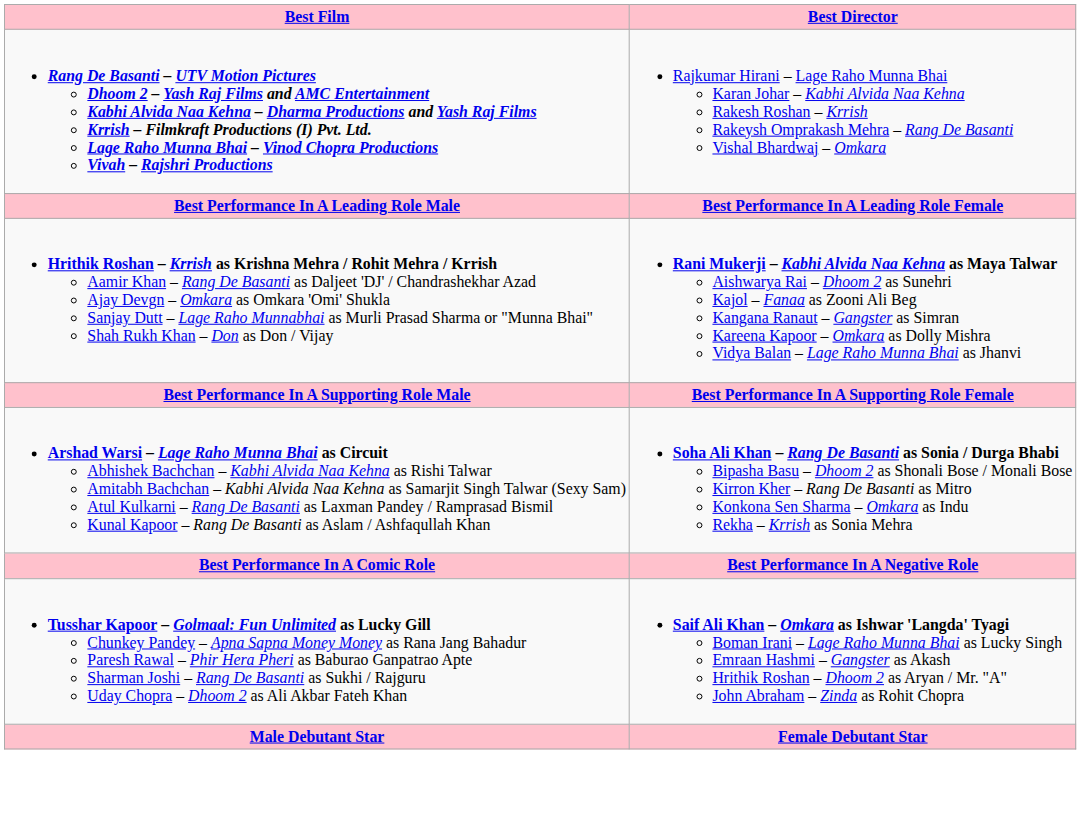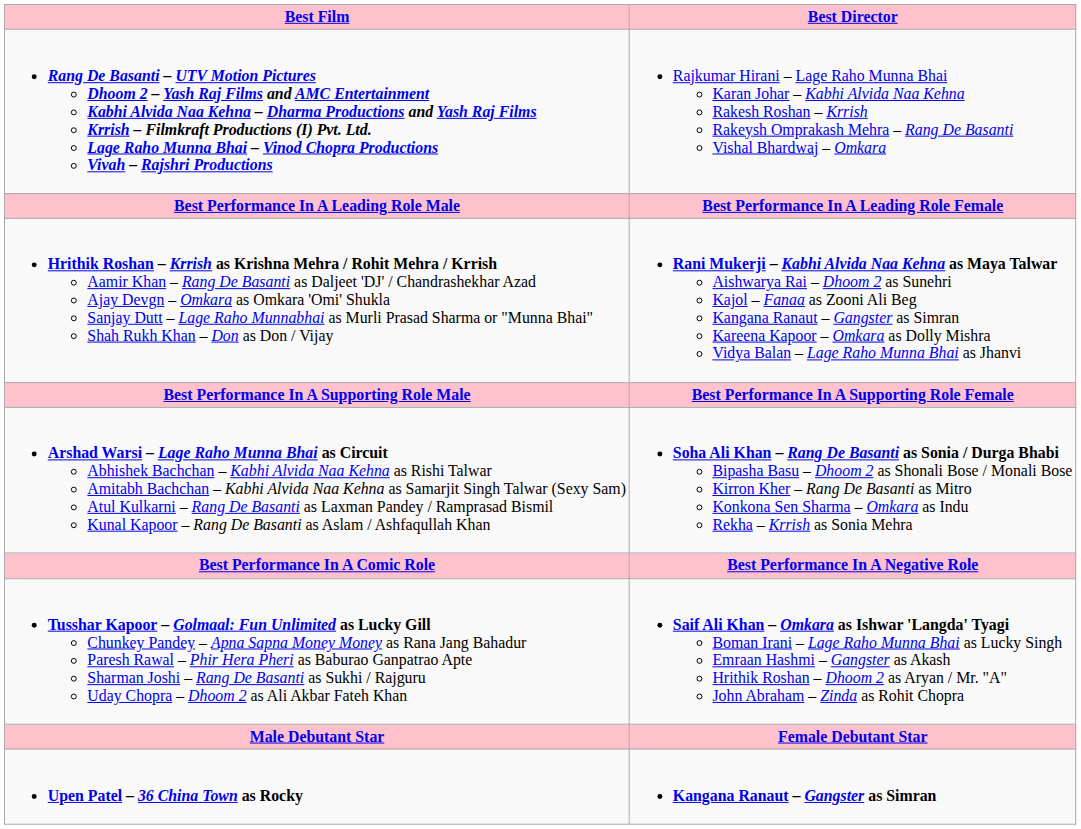+ row: (317, 796)
